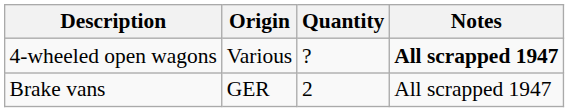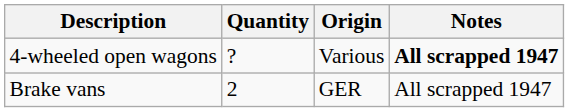columns swapped: (259, 21) <-> (343, 21)
